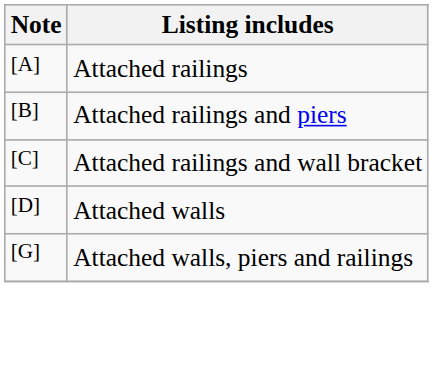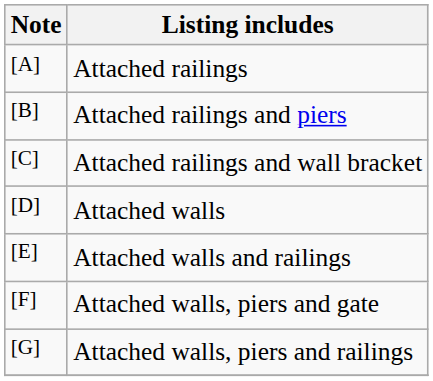+ row: (212, 257)
+ row: (226, 304)
